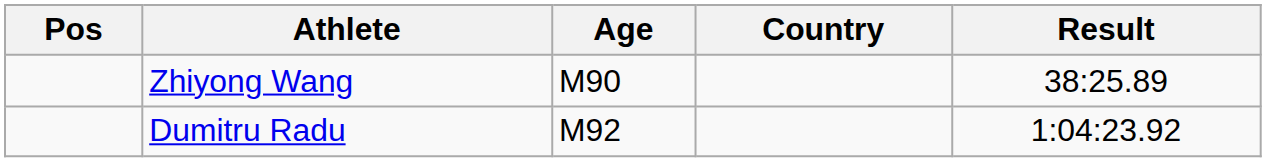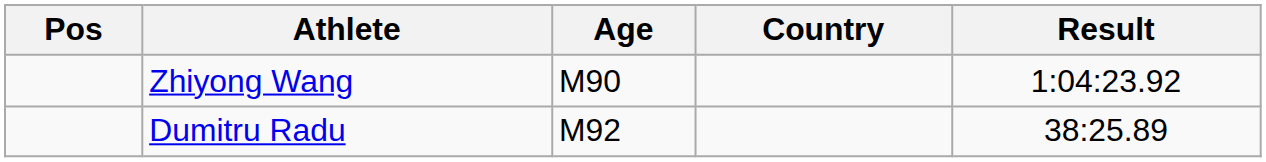(1106, 80) 38:25.89 -> (1106, 80) 1:04:23.92
(1106, 130) 1:04:23.92 -> (1106, 130) 38:25.89
